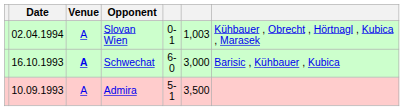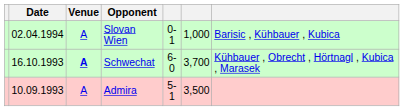(196, 35) 1,003 -> (196, 35) 1,000
(304, 35) Kühbauer , Obrecht , Hörtnagl , Kubica , Marasek -> (277, 35) Barisic , Kühbauer , Kubica
(196, 63) 3,000 -> (196, 63) 3,700
(277, 63) Barisic , Kühbauer , Kubica -> (304, 63) Kühbauer , Obrecht , Hörtnagl , Kubica , Marasek
